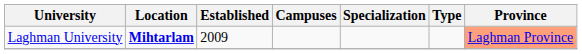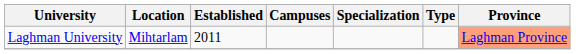(161, 37) bold -> (158, 37) normal
(214, 37) 2009 -> (208, 37) 2011
